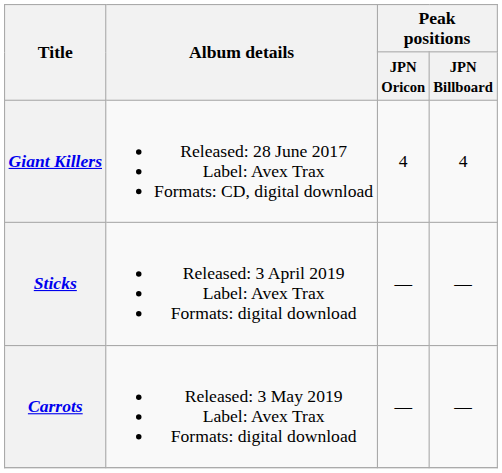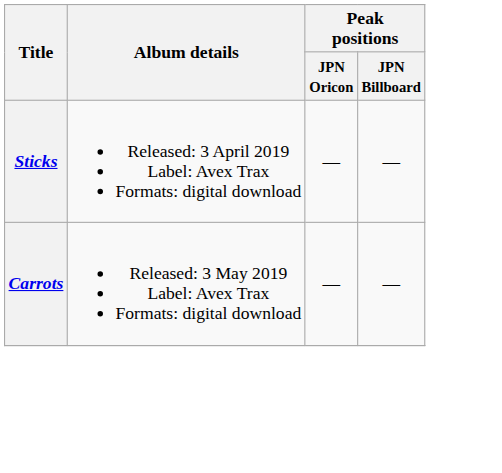- row: (55, 161)
